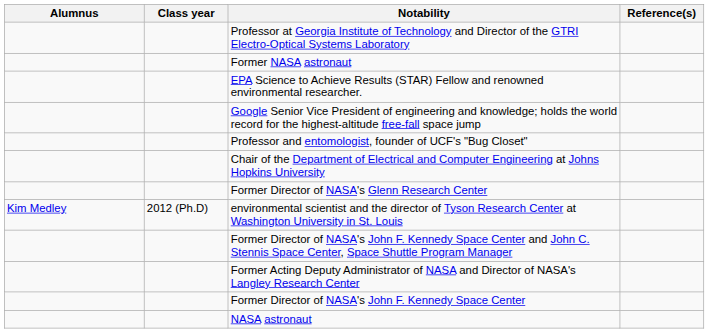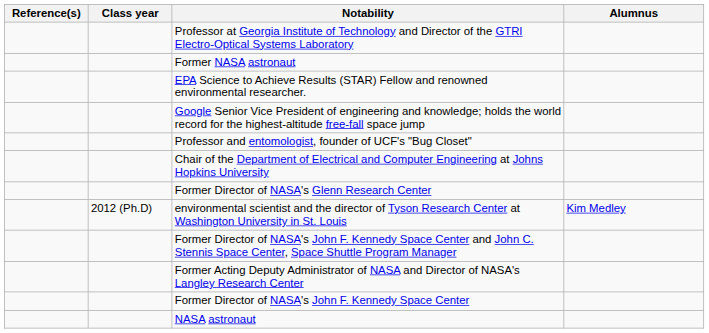columns swapped: (74, 13) <-> (662, 13)
